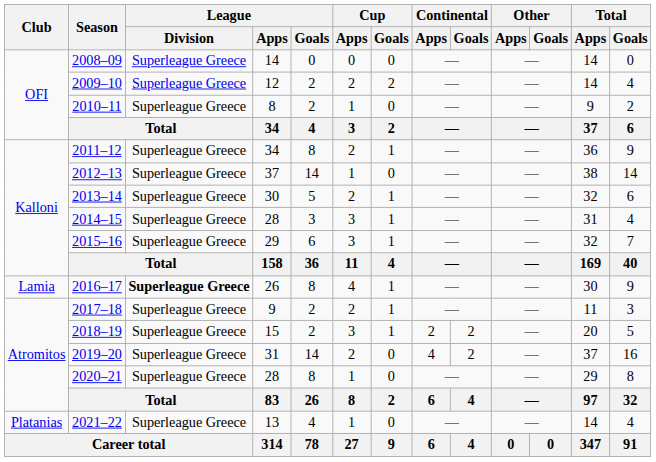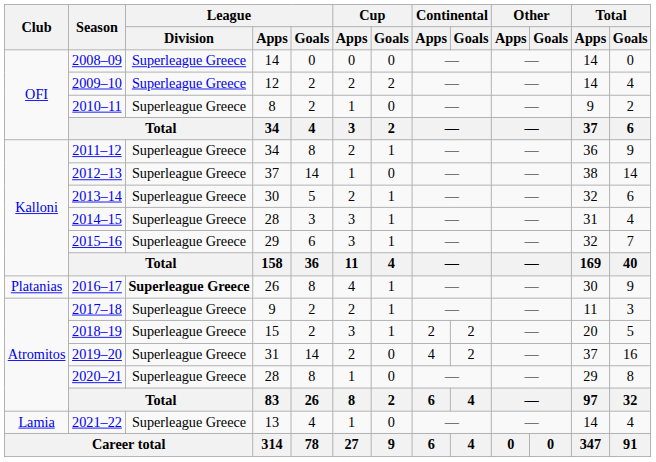(37, 286) Lamia -> (37, 286) Platanias
(37, 422) Platanias -> (37, 422) Lamia
